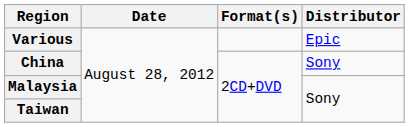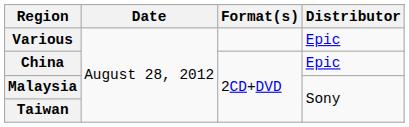(323, 63) Sony -> (323, 63) Epic
